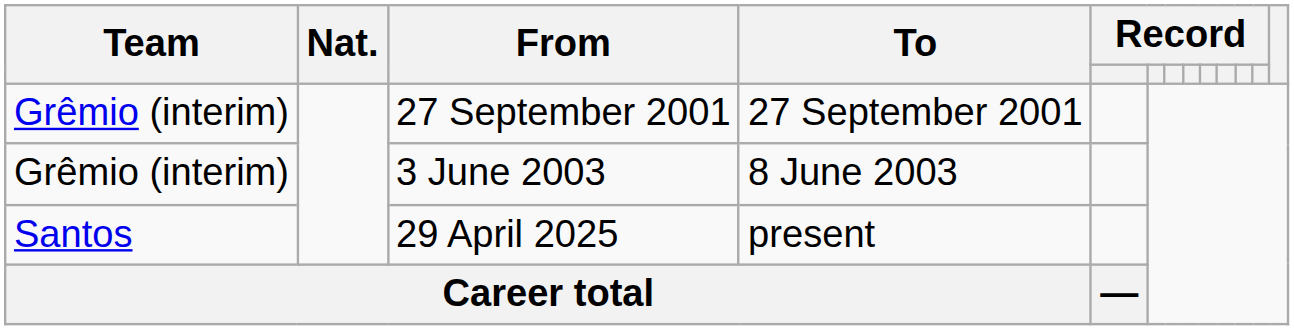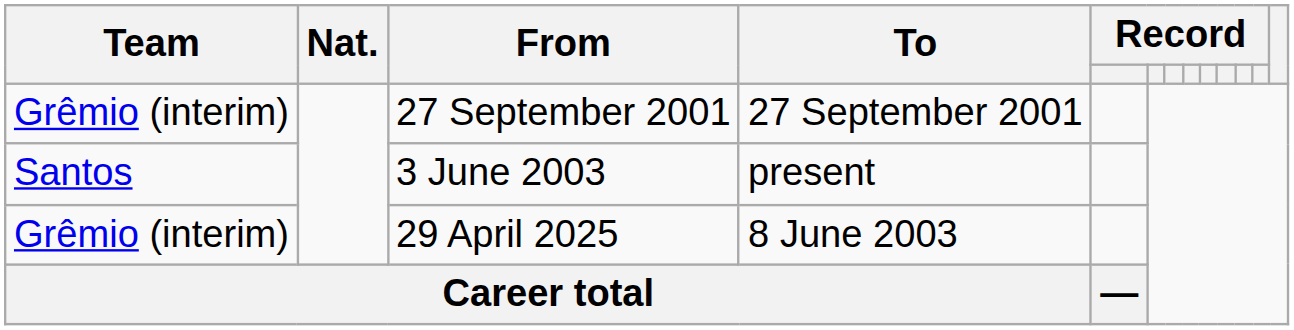(151, 173) Grêmio (interim) -> (73, 173) Santos
(853, 173) 8 June 2003 -> (812, 173) present
(73, 233) Santos -> (151, 233) Grêmio (interim)
(812, 233) present -> (853, 233) 8 June 2003
